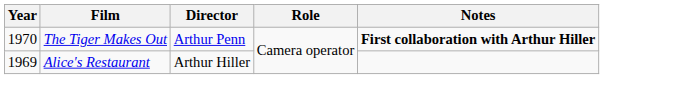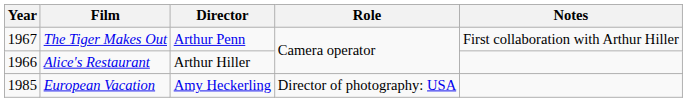(22, 39) 1970 -> (22, 39) 1967
(478, 39) bold -> (571, 39) normal
(22, 62) 1969 -> (22, 62) 1966
+ row: (99, 85)
